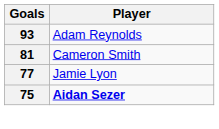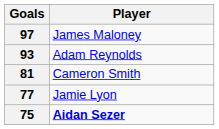+ row: (27, 34)
